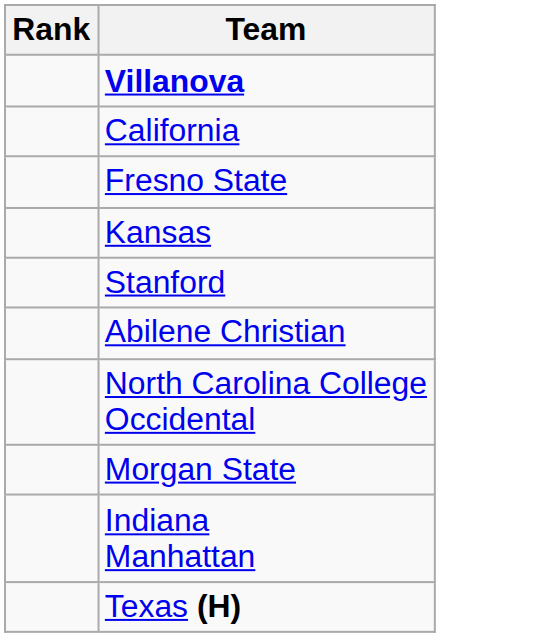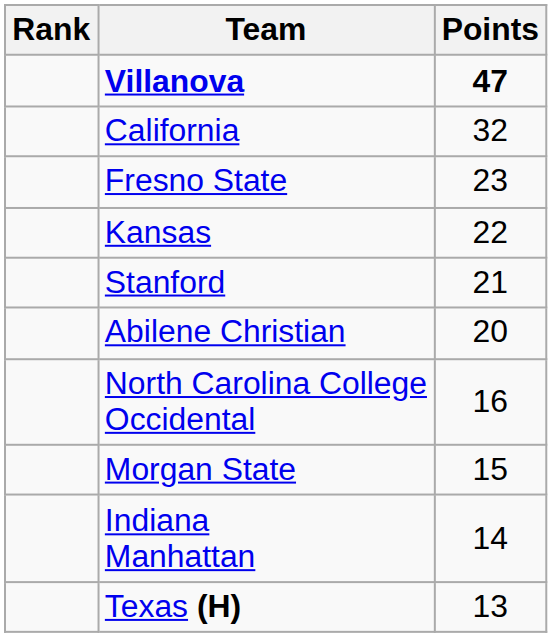+ column: (490, 29)
